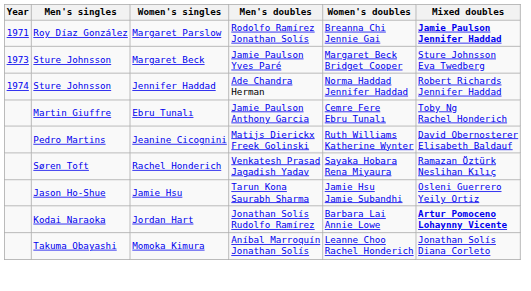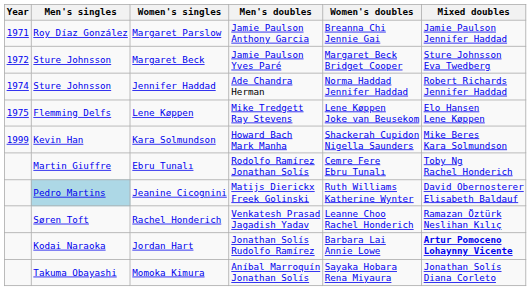(273, 33) Rodolfo Ramírez Jonathan Solís -> (270, 33) Jamie Paulson Anthony Garcia
(460, 33) bold -> (465, 33) normal
(18, 59) 1973 -> (18, 59) 1972
+ row: (163, 113)
+ row: (174, 139)
(270, 113) Jamie Paulson Anthony Garcia -> (273, 166) Rodolfo Ramírez Jonathan Solís
(69, 139) no background -> (69, 192) lightblue background
(361, 166) Sayaka Hobara Rena Miyaura -> (369, 219) Leanne Choo Rachel Honderich
- row: (157, 192)
(369, 246) Leanne Choo Rachel Honderich -> (361, 272) Sayaka Hobara Rena Miyaura
